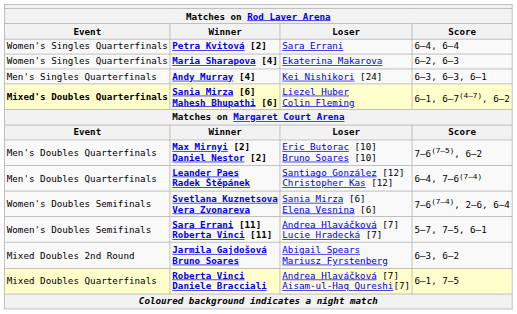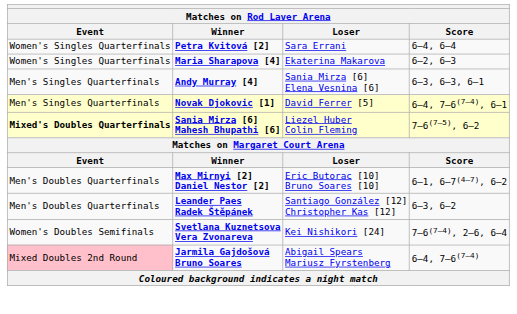(332, 76) Kei Nishikori [24] -> (332, 82) Sania Mirza [6] Elena Vesnina [6]
+ row: (225, 103)
(462, 97) 6–1, 6–7(4–7), 6–2 -> (446, 125) 7–6(7–5), 6–2
(448, 153) 7–6(7–5), 6–2 -> (459, 181) 6–1, 6–7(4–7), 6–2
(448, 178) 6–4, 7–6(7–4) -> (434, 206) 6–3, 6–2
(330, 204) Sania Mirza [6] Elena Vesnina [6] -> (335, 232) Kei Nishikori [24]
- row: (222, 230)
(71, 255) no background -> (73, 258) pink background
(437, 255) 6–3, 6–2 -> (446, 258) 6–4, 7–6(7–4)
- row: (220, 281)
